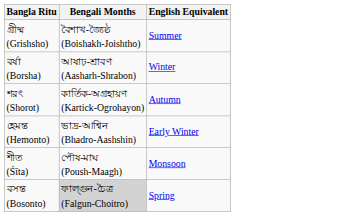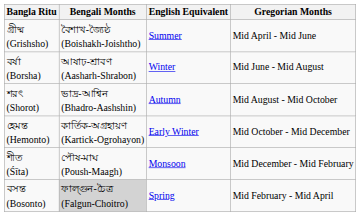+ column: (293, 12)
(103, 101) কার্তিক-অগ্রহায়ণ (Kartick-Ogrohayon) -> (99, 101) ভাদ্র-আশ্বিন (Bhadro-Aashshin)
(99, 133) ভাদ্র-আশ্বিন (Bhadro-Aashshin) -> (103, 133) কার্তিক-অগ্রহায়ণ (Kartick-Ogrohayon)
